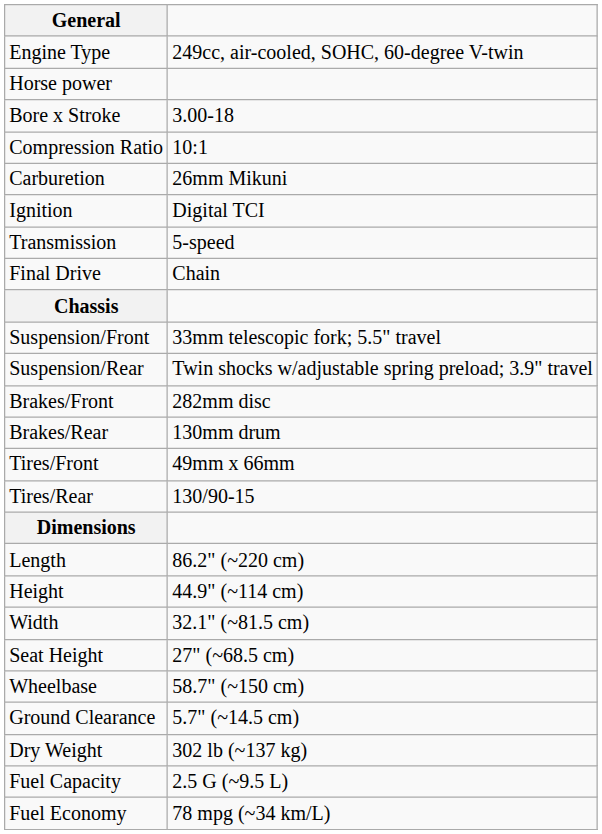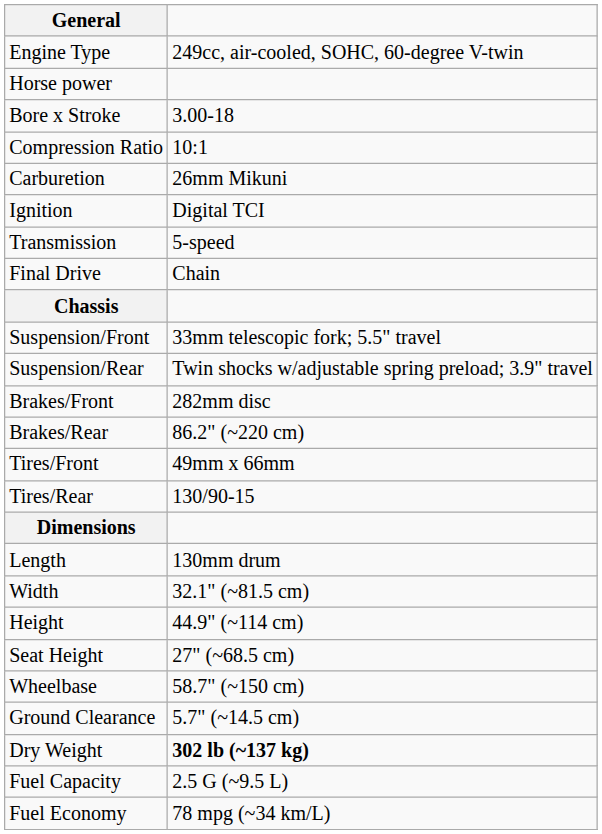(227, 432) 130mm drum -> (238, 432) 86.2" (~220 cm)
(238, 559) 86.2" (~220 cm) -> (227, 559) 130mm drum
rows swapped: (34, 623) <-> (36, 591)
(240, 749) normal -> (241, 749) bold
